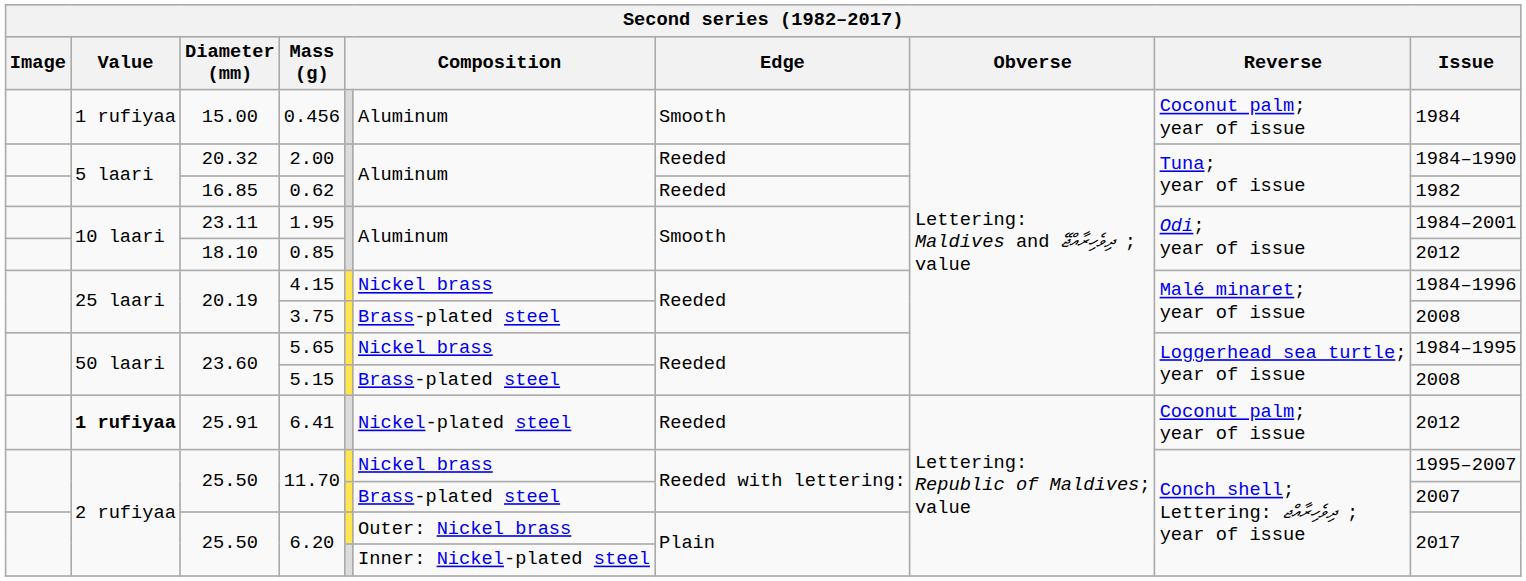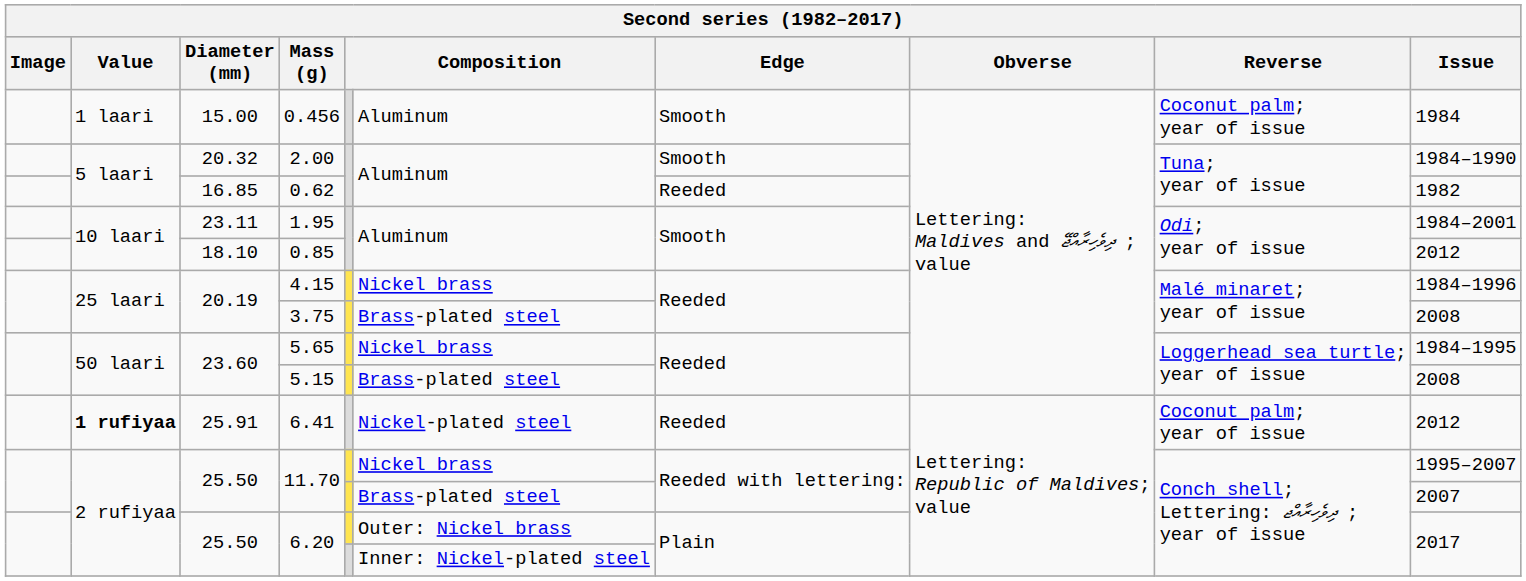(125, 117) 1 rufiyaa -> (114, 117) 1 laari
(693, 160) Reeded -> (693, 160) Smooth
